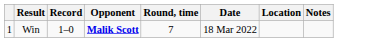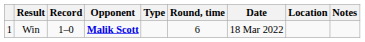+ column: (154, 12)
(171, 29) 7 -> (197, 29) 6
